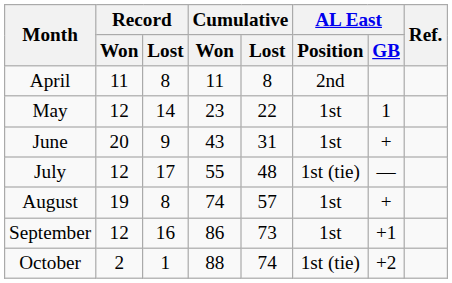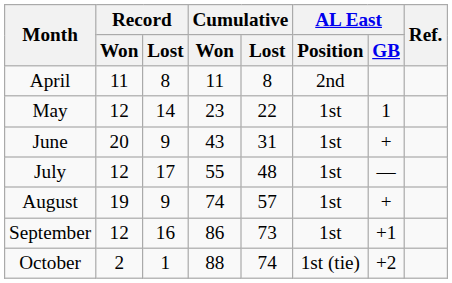(330, 171) 1st (tie) -> (330, 171) 1st
(165, 202) 8 -> (165, 202) 9
